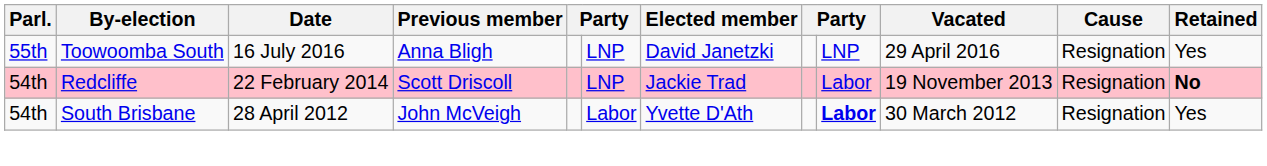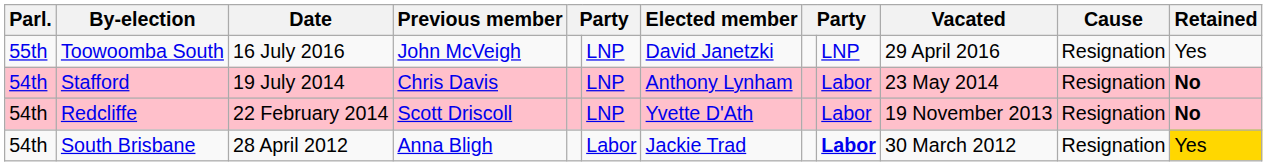(445, 51) Anna Bligh -> (459, 51) John McVeigh
+ row: (95, 82)
(696, 82) Jackie Trad -> (699, 113) Yvette D'Ath
(459, 113) John McVeigh -> (445, 144) Anna Bligh
(699, 113) Yvette D'Ath -> (696, 144) Jackie Trad
(1191, 113) no background -> (1191, 144) gold background
